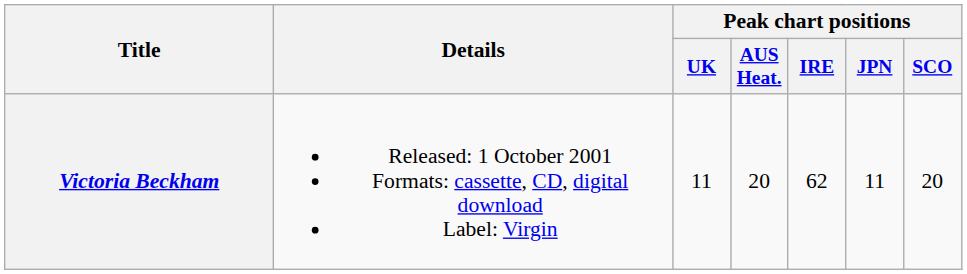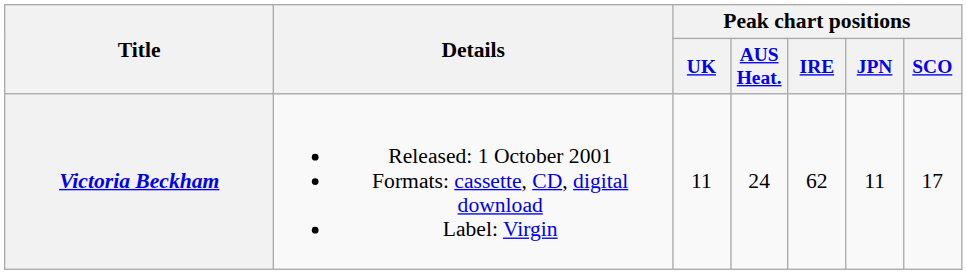(759, 181) 20 -> (759, 181) 24
(932, 181) 20 -> (932, 181) 17
